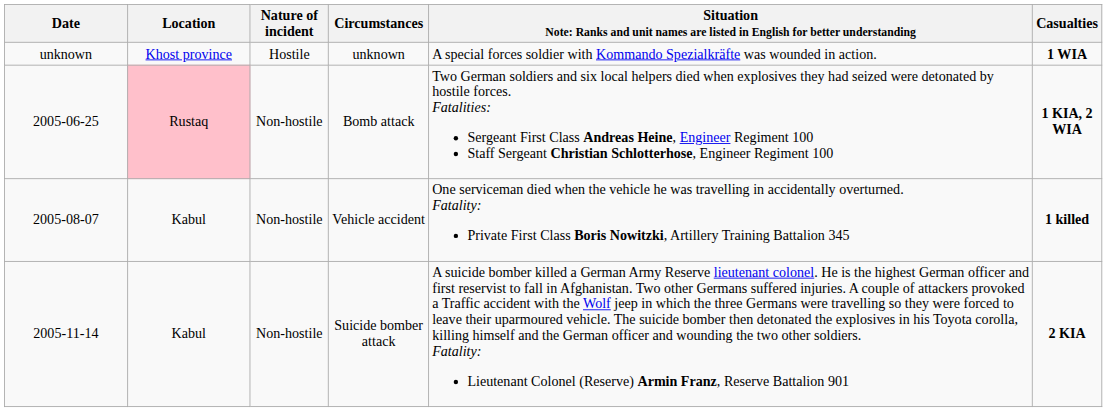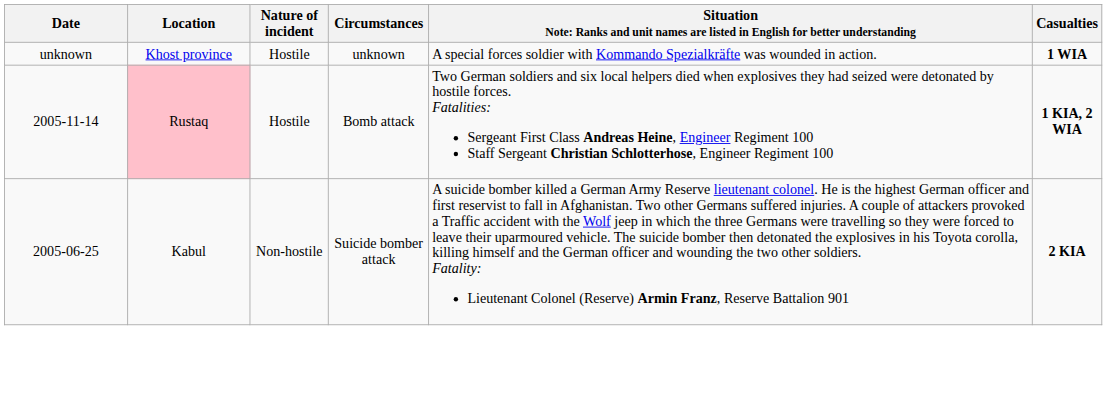(66, 121) 2005-06-25 -> (66, 121) 2005-11-14
(289, 121) Non-hostile -> (289, 121) Hostile
- row: (379, 219)
(66, 333) 2005-11-14 -> (66, 251) 2005-06-25
